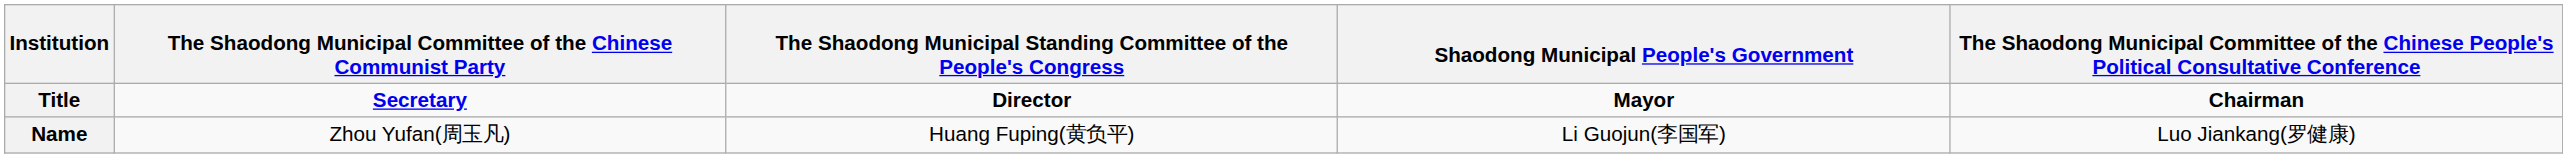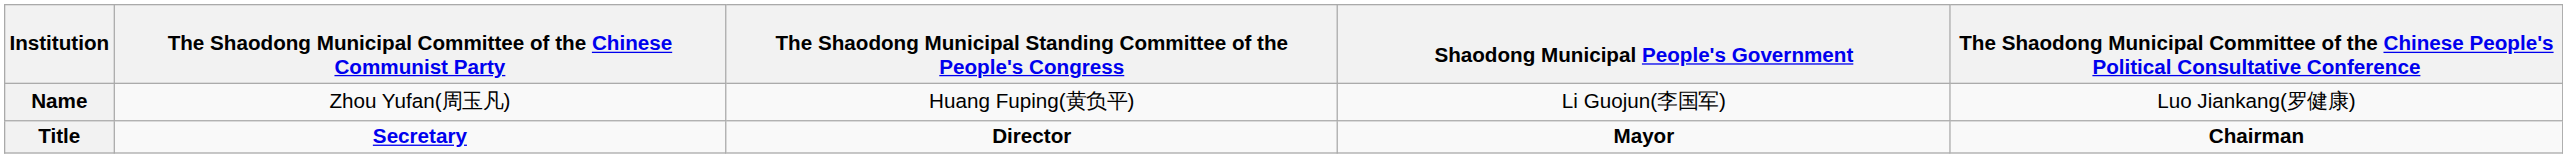rows swapped: (59, 100) <-> (59, 134)
